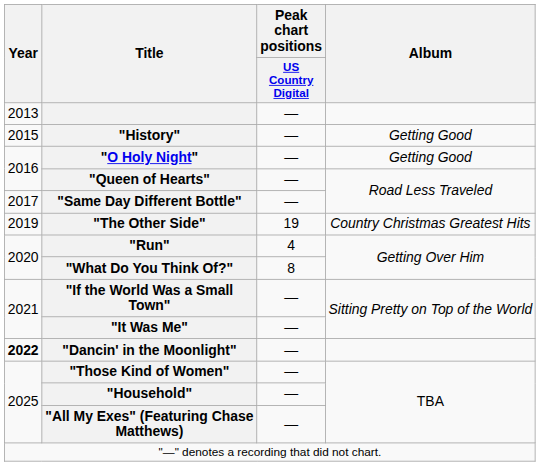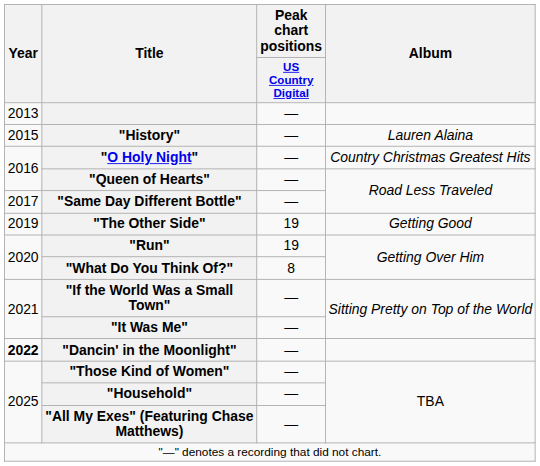(430, 135) Getting Good -> (430, 135) Lauren Alaina
(430, 157) Getting Good -> (430, 157) Country Christmas Greatest Hits
(430, 223) Country Christmas Greatest Hits -> (430, 223) Getting Good
(291, 246) 4 -> (291, 246) 19
